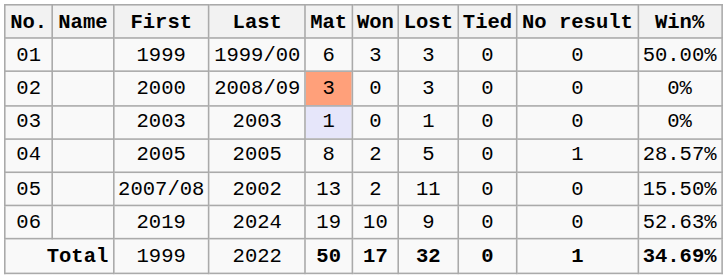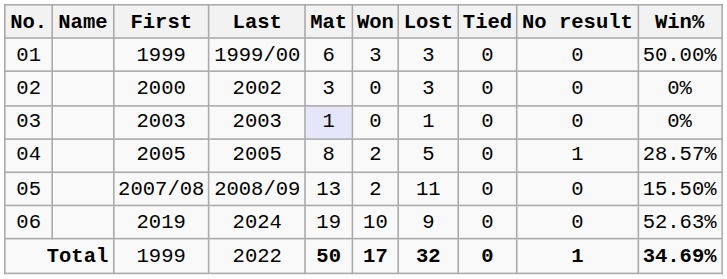(257, 88) 2008/09 -> (257, 88) 2002
(329, 88) lightsalmon background -> (329, 88) no background
(257, 189) 2002 -> (257, 189) 2008/09
